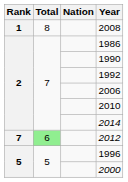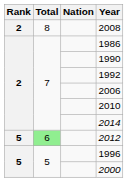(19, 28) 1 -> (19, 28) 2
(19, 138) 7 -> (19, 138) 5
